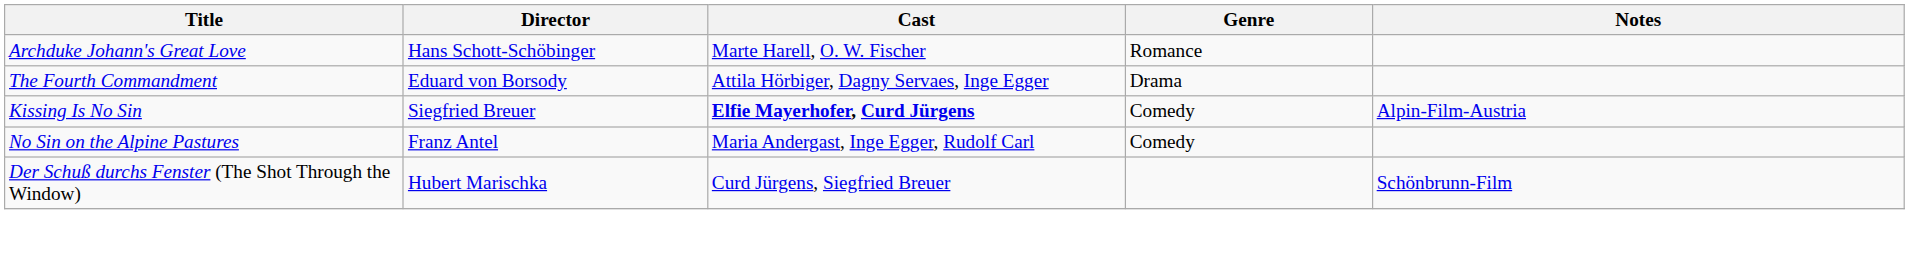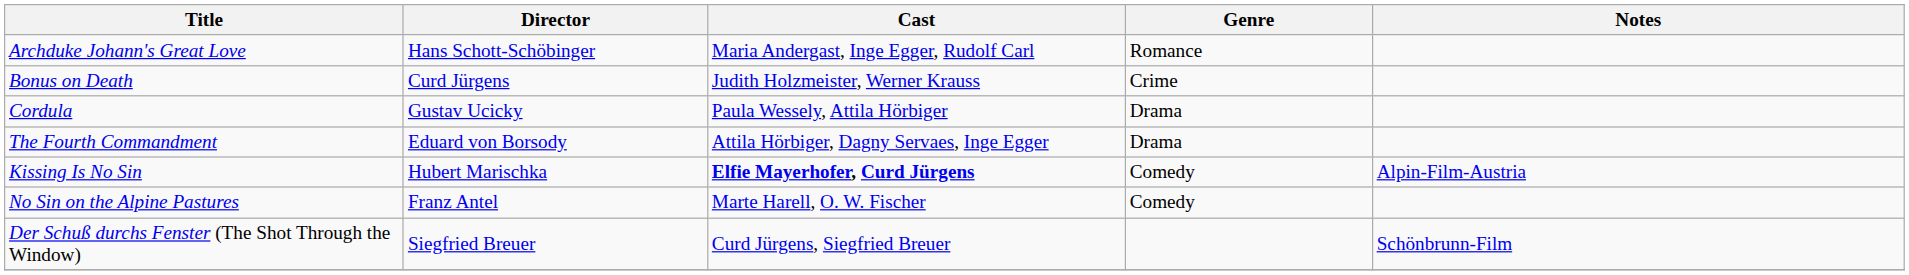(819, 50) Marte Harell, O. W. Fischer -> (873, 50) Maria Andergast, Inge Egger, Rudolf Carl
+ row: (71, 80)
+ row: (41, 111)
(472, 111) Siegfried Breuer -> (478, 171) Hubert Marischka
(873, 141) Maria Andergast, Inge Egger, Rudolf Carl -> (819, 202) Marte Harell, O. W. Fischer
(478, 182) Hubert Marischka -> (472, 243) Siegfried Breuer
